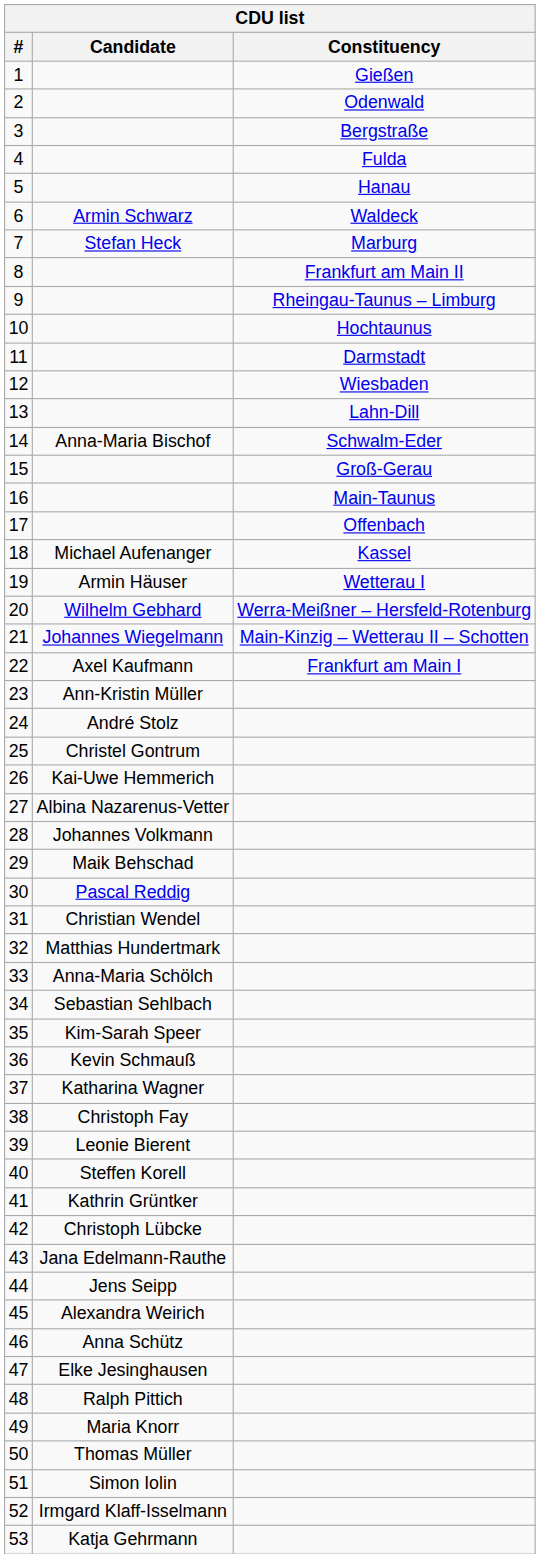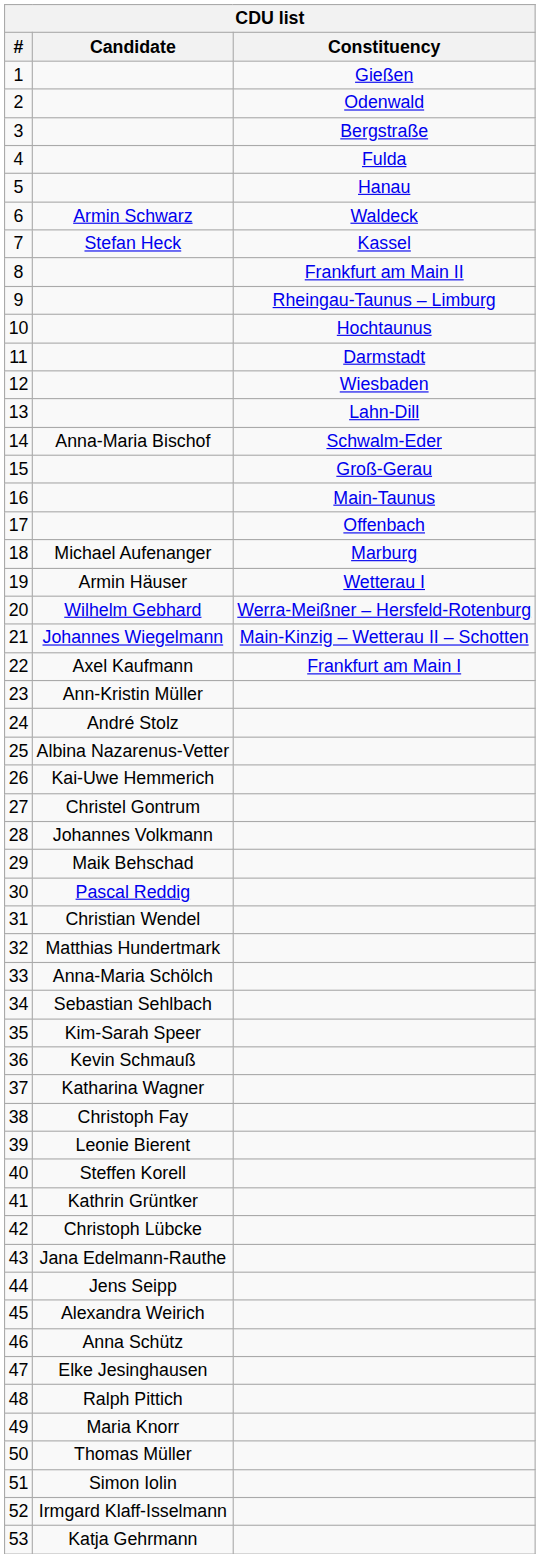(384, 243) Marburg -> (384, 243) Kassel
(384, 553) Kassel -> (384, 553) Marburg
(133, 750) Christel Gontrum -> (133, 750) Albina Nazarenus-Vetter
(133, 807) Albina Nazarenus-Vetter -> (133, 807) Christel Gontrum
